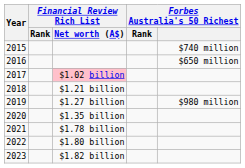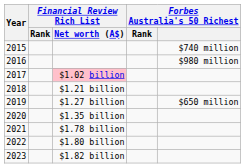(209, 61) $650 million -> (209, 61) $980 million
(209, 102) $980 million -> (209, 102) $650 million
